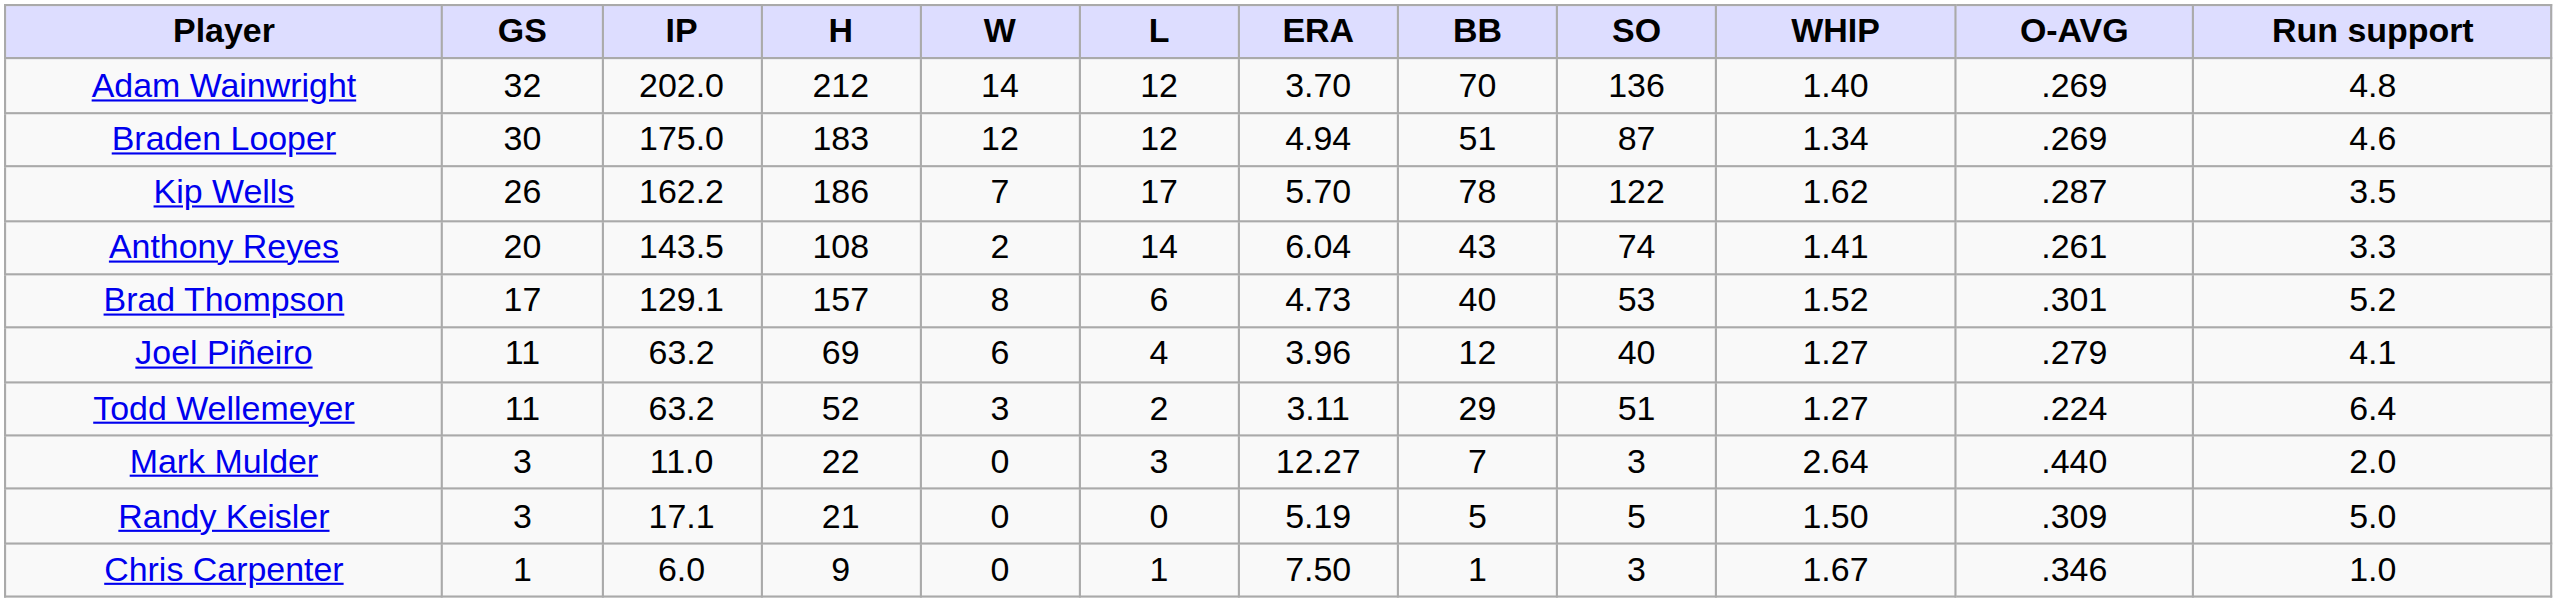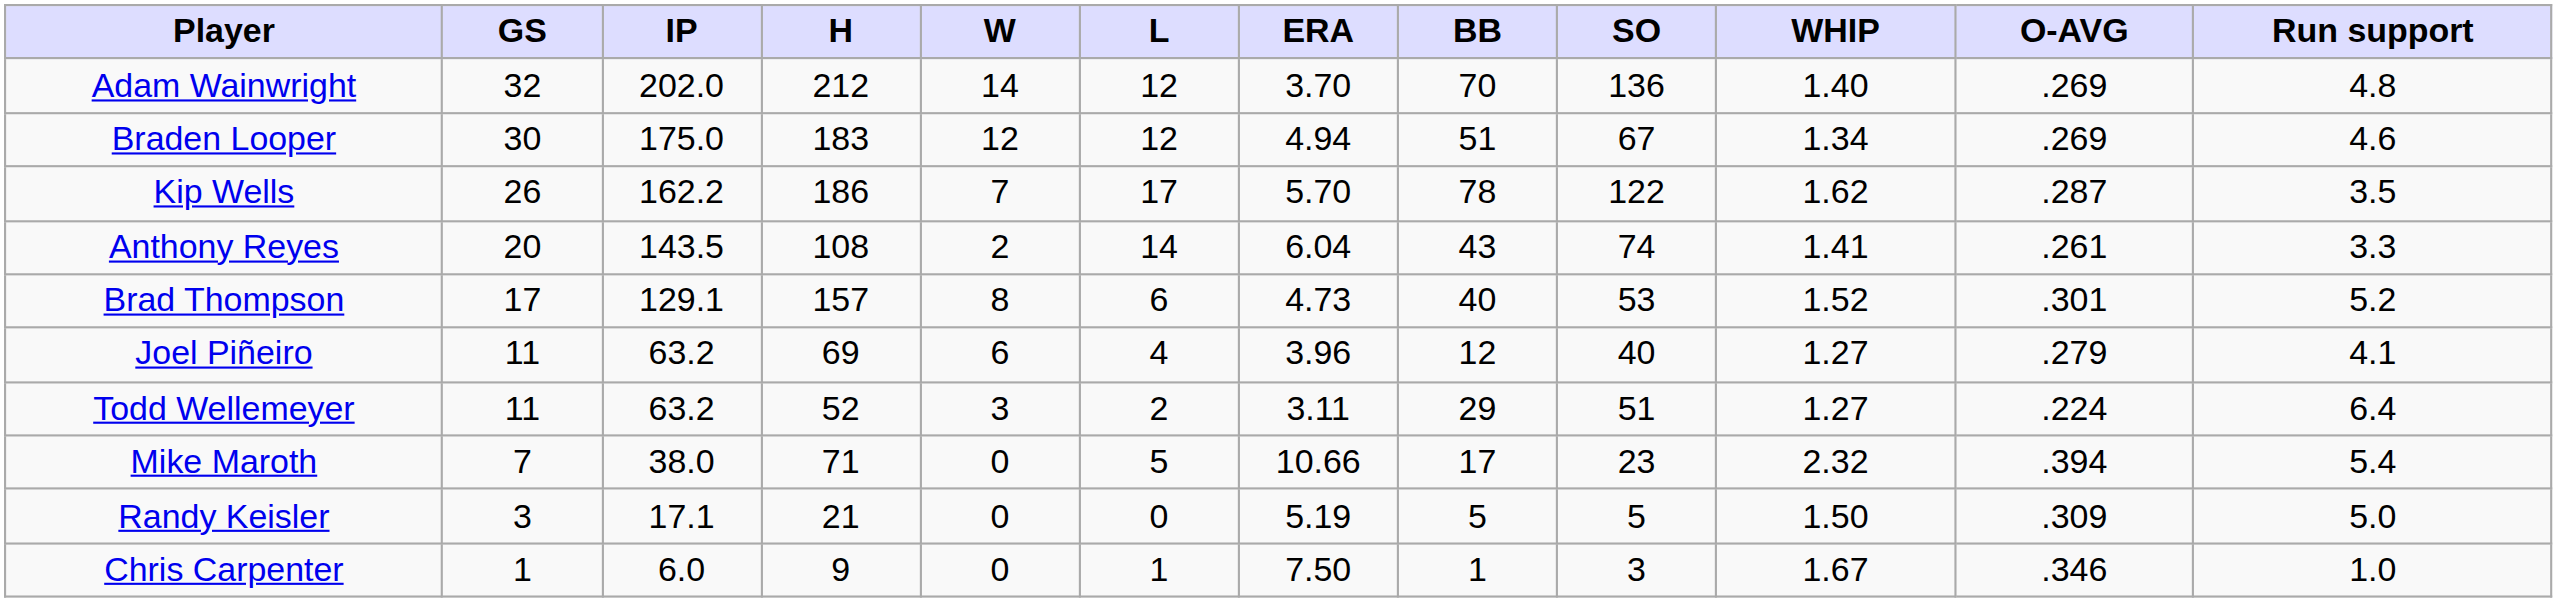(1637, 138) 87 -> (1637, 138) 67
+ row: (224, 461)
- row: (224, 461)
